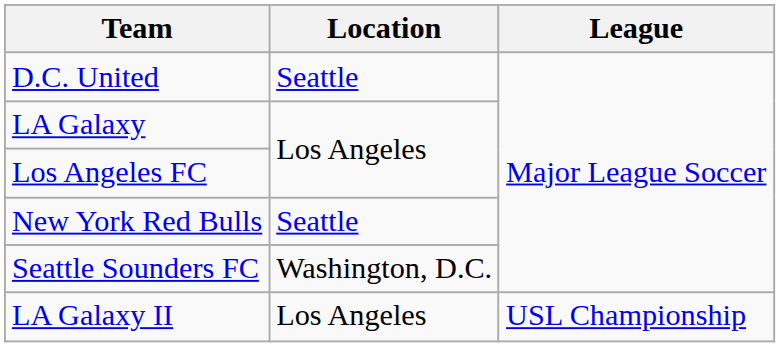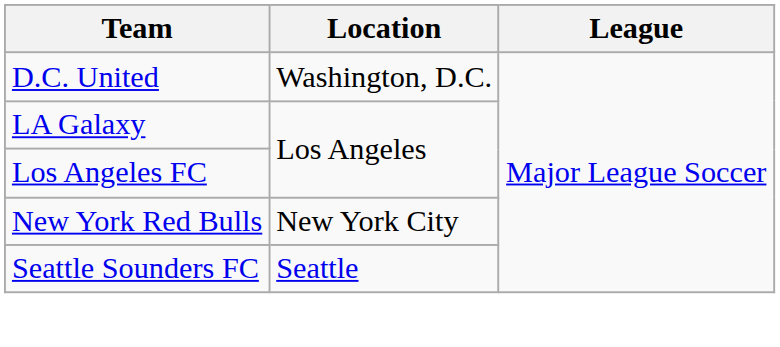(317, 76) Seattle -> (384, 76) Washington, D.C.
(317, 220) Seattle -> (367, 220) New York City
(384, 268) Washington, D.C. -> (317, 268) Seattle
- row: (93, 316)
